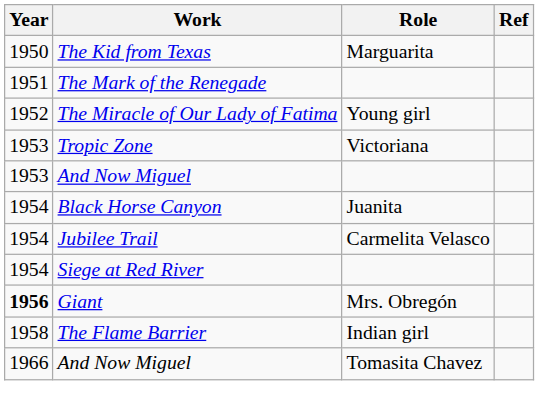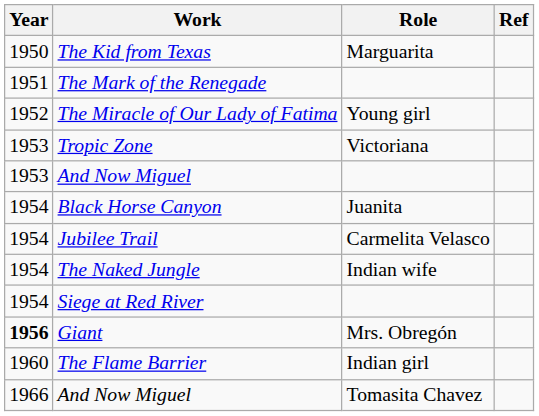+ row: (129, 269)
(29, 332) 1958 -> (29, 363) 1960
